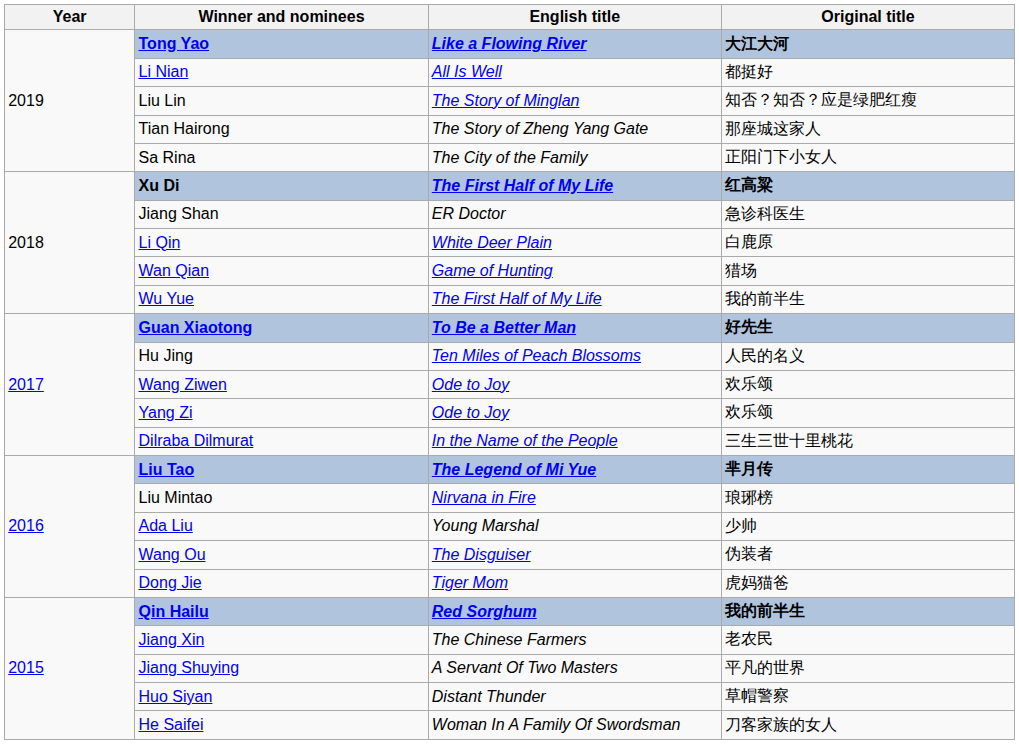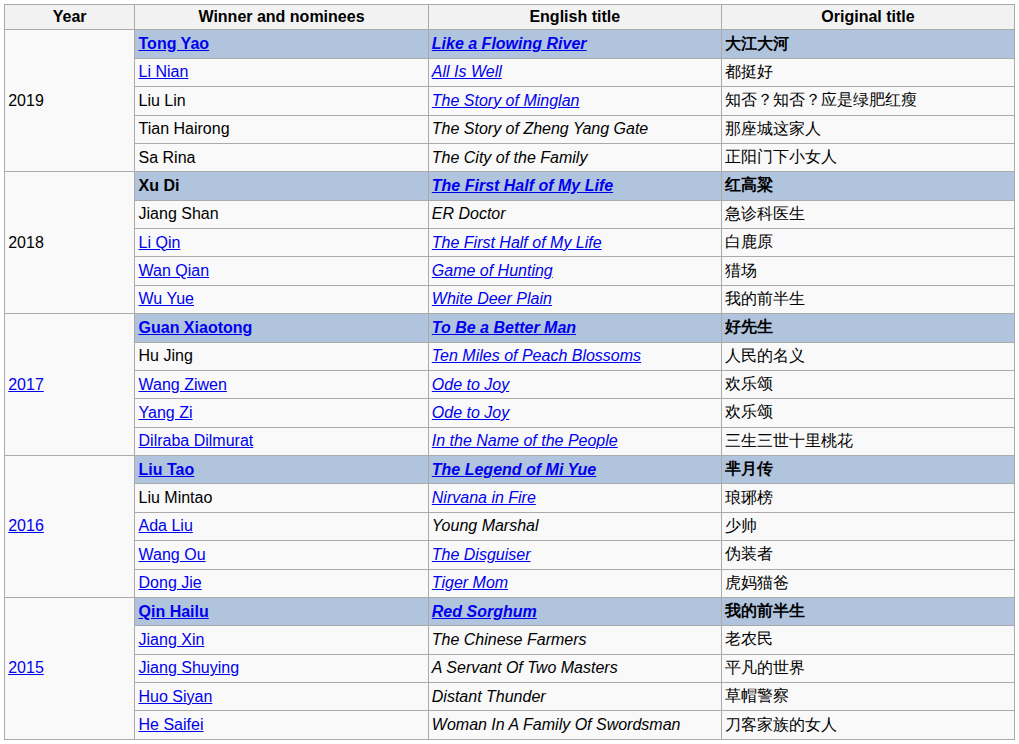(492, 242) White Deer Plain -> (517, 242) The First Half of My Life
(517, 299) The First Half of My Life -> (492, 299) White Deer Plain
